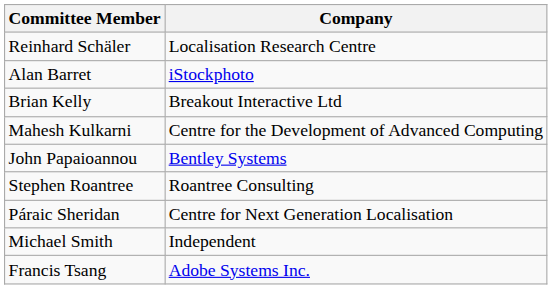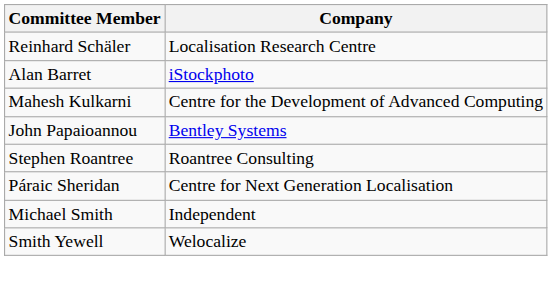- row: (50, 102)
- row: (57, 269)
+ row: (56, 241)
